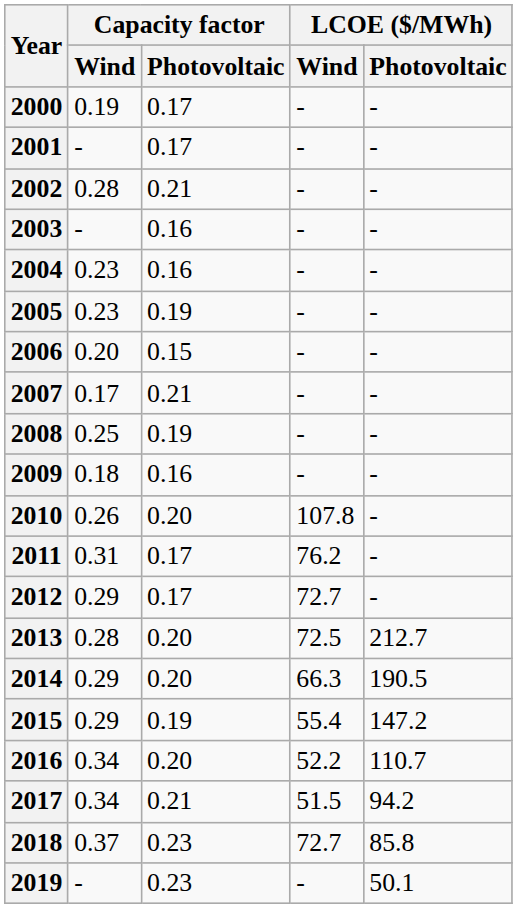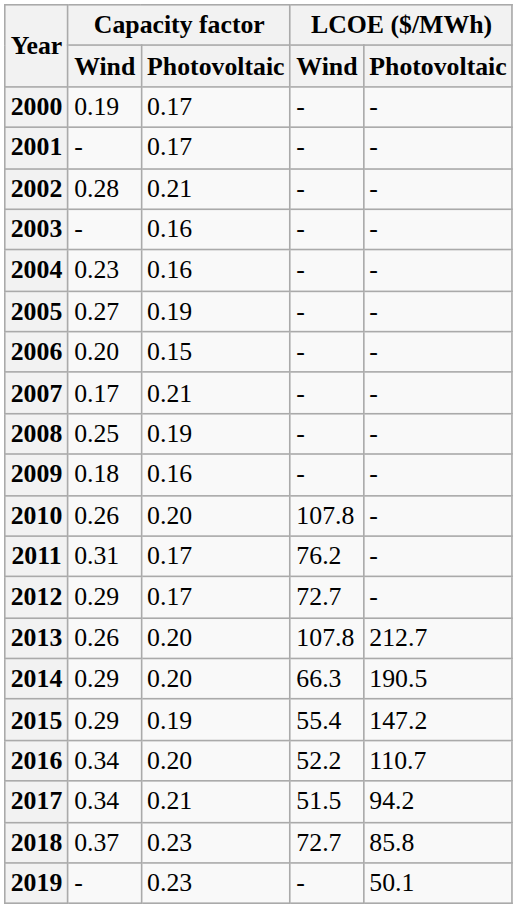(97, 310) 0.23 -> (97, 310) 0.27
(97, 637) 0.28 -> (97, 637) 0.26
(319, 637) 72.5 -> (325, 637) 107.8
